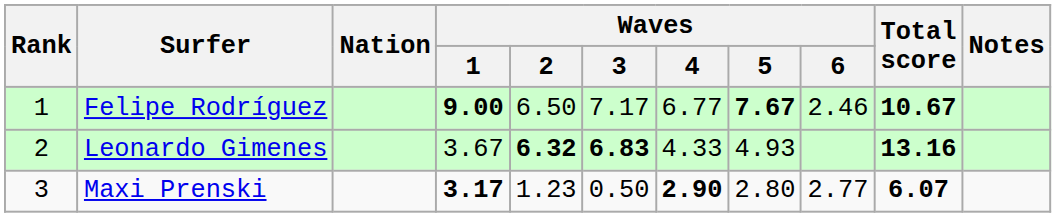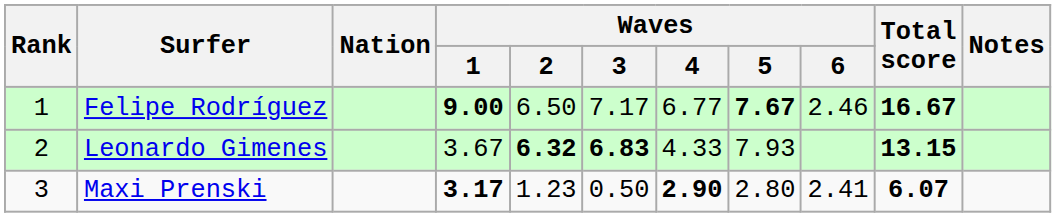(918, 108) 10.67 -> (918, 108) 16.67
(765, 150) 4.93 -> (765, 150) 7.93
(918, 150) 13.16 -> (918, 150) 13.15
(838, 191) 2.77 -> (838, 191) 2.41
